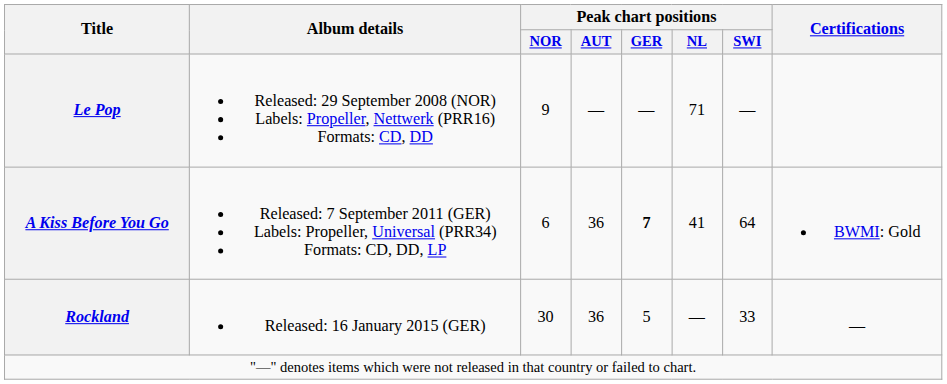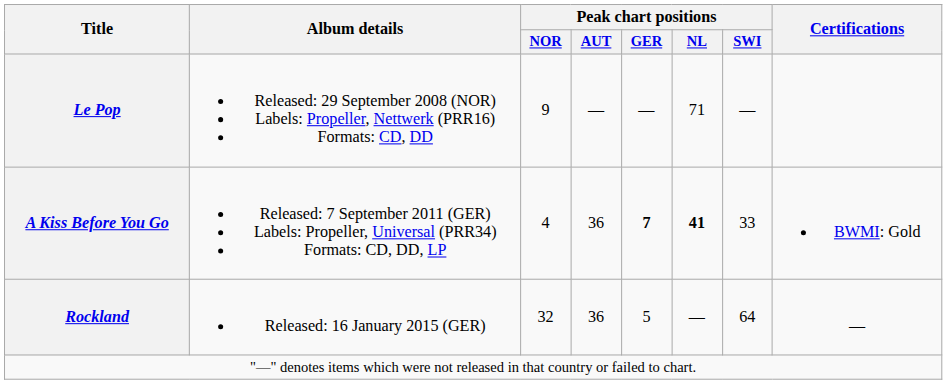(546, 222) 6 -> (546, 222) 4
(697, 222) normal -> (697, 222) bold
(747, 222) 64 -> (747, 222) 33
(546, 317) 30 -> (546, 317) 32
(747, 317) 33 -> (747, 317) 64
